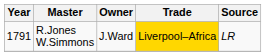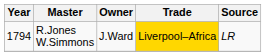(19, 36) 1791 -> (19, 36) 1794
